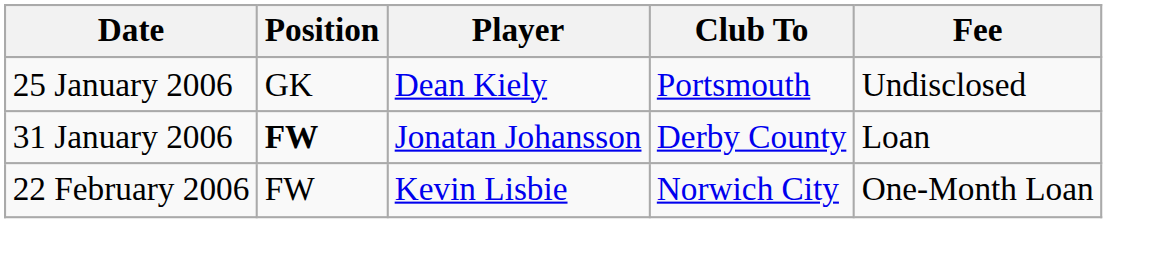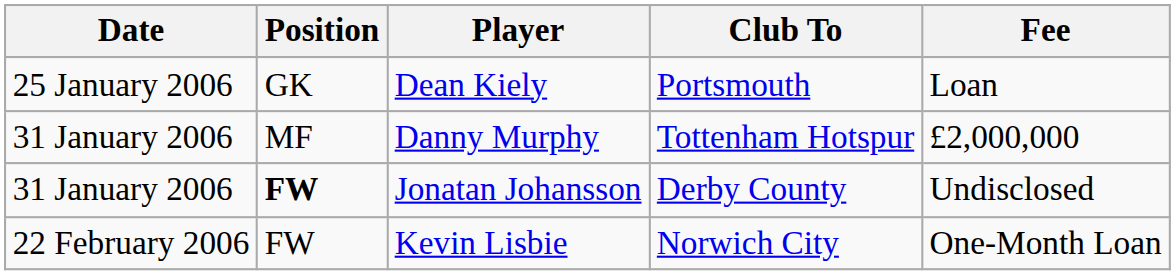(944, 83) Undisclosed -> (964, 83) Loan
+ row: (497, 136)
(896, 136) Loan -> (1012, 189) Undisclosed
